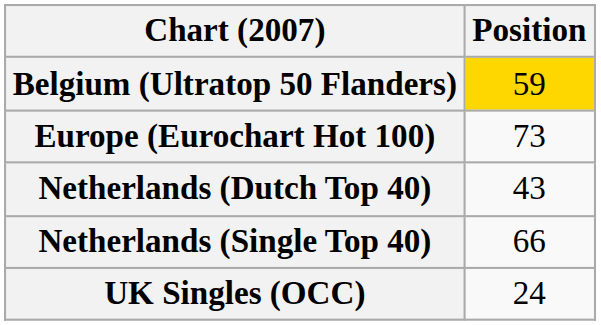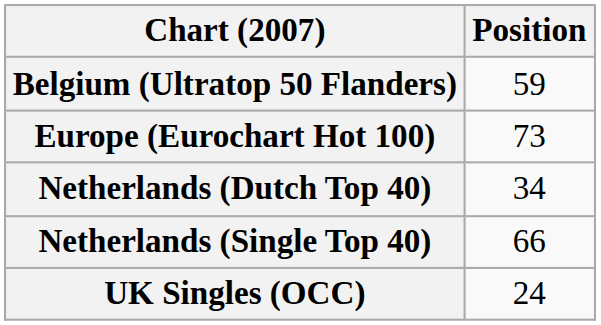(529, 83) gold background -> (529, 83) no background
(529, 188) 43 -> (529, 188) 34
